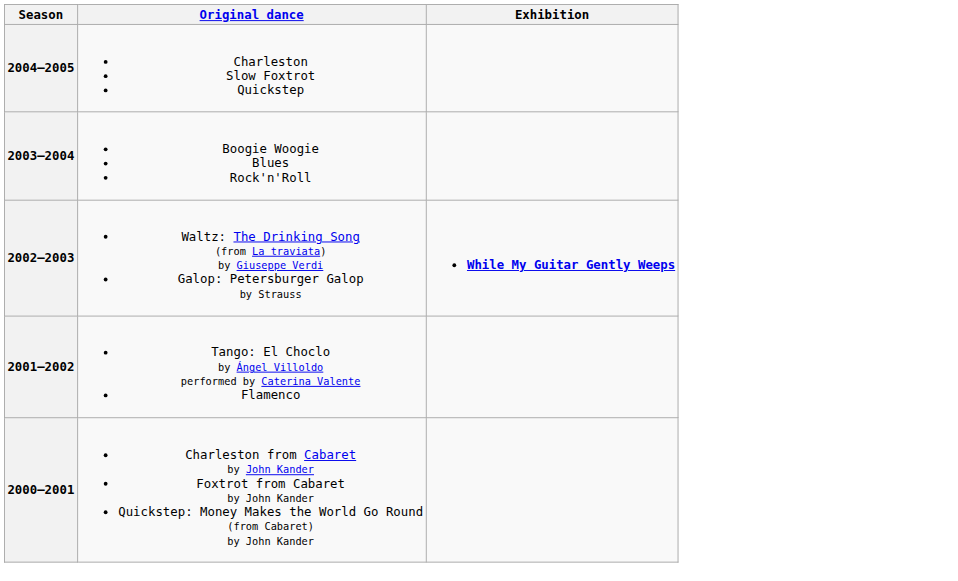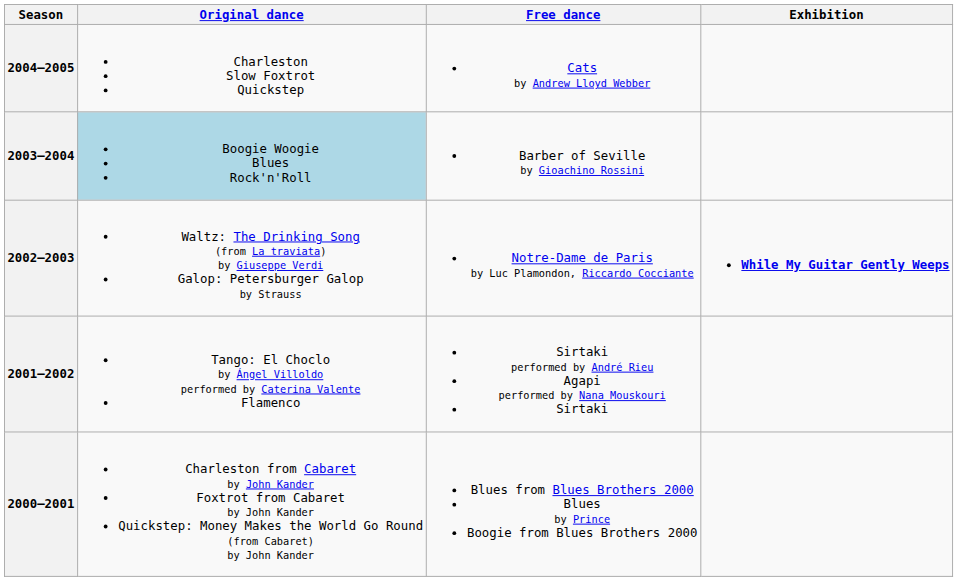+ column: (563, 15)
(252, 163) no background -> (252, 163) lightblue background
